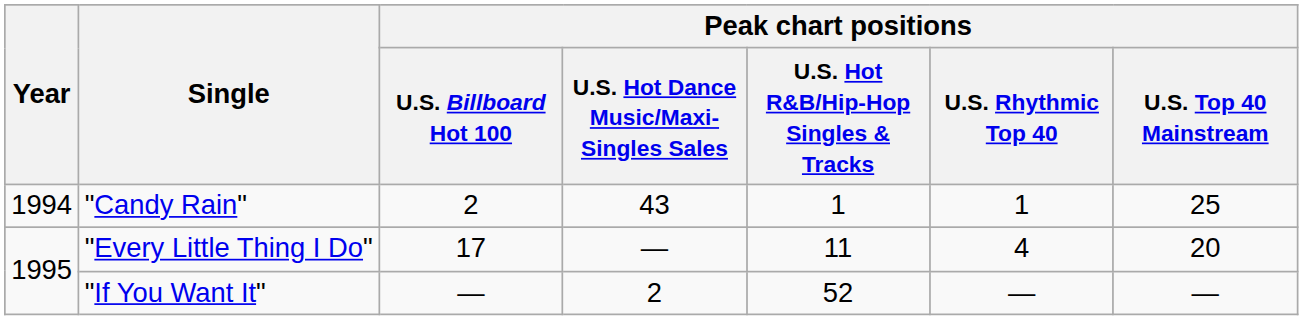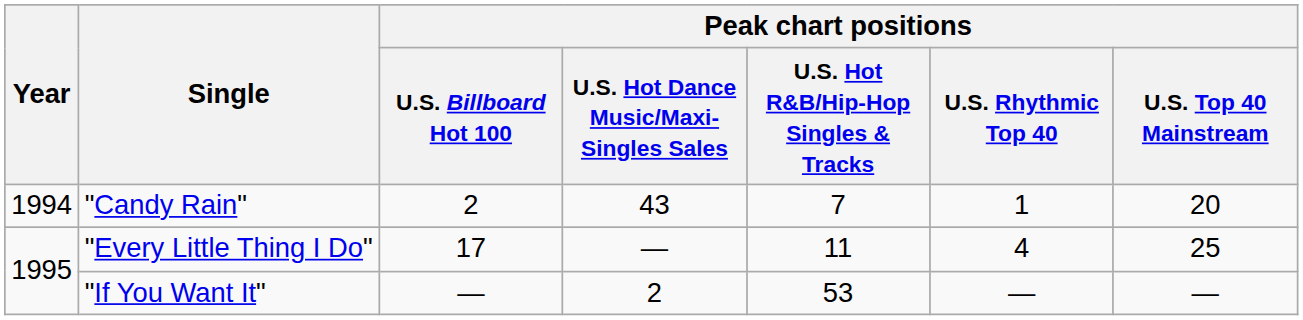(838, 205) 1 -> (838, 205) 7
(1205, 205) 25 -> (1205, 205) 20
(1205, 248) 20 -> (1205, 248) 25
(838, 292) 52 -> (838, 292) 53
